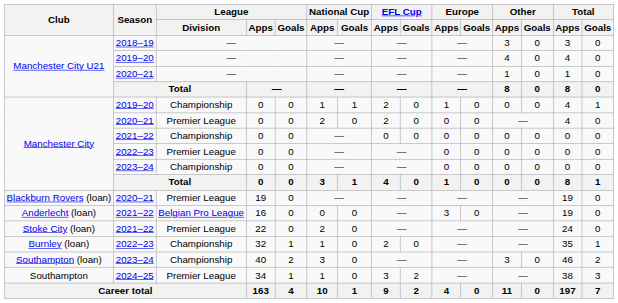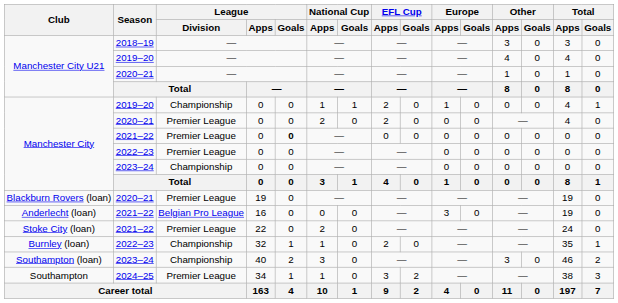(201, 136) Championship -> (201, 136) Premier League
(291, 136) normal -> (291, 136) bold
